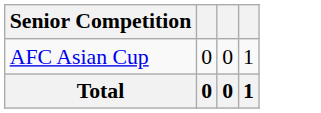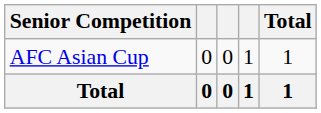+ column: (288, 21)
